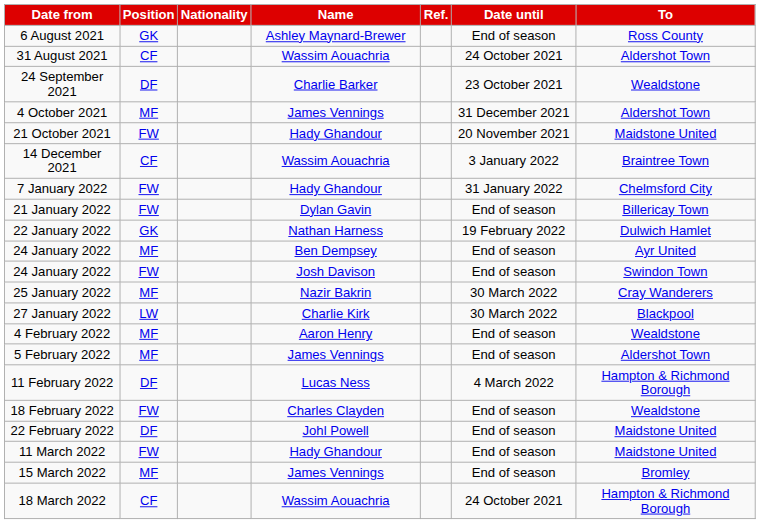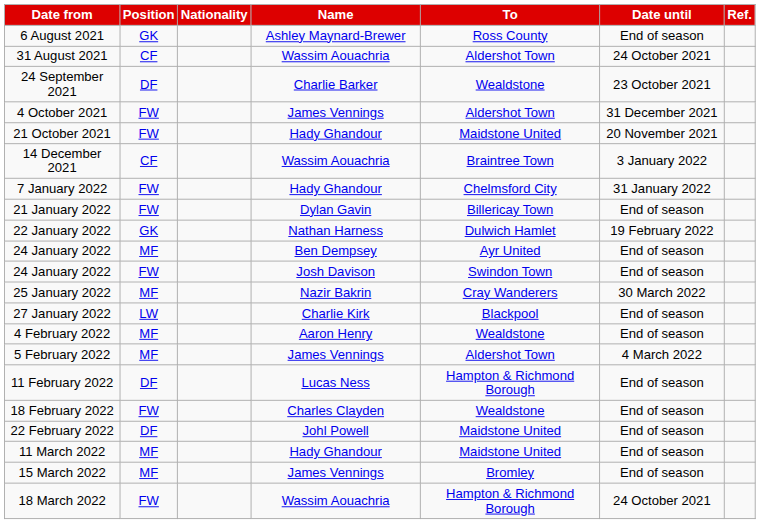columns swapped: (665, 15) <-> (436, 15)
(149, 113) MF -> (149, 113) FW
(514, 313) 30 March 2022 -> (662, 313) End of season
(514, 355) End of season -> (662, 355) 4 March 2022
(514, 383) 4 March 2022 -> (662, 383) End of season
(149, 452) FW -> (149, 452) MF
(149, 501) CF -> (149, 501) FW
